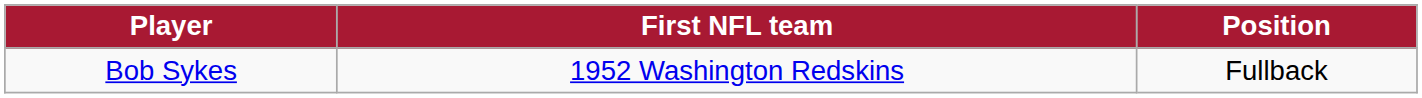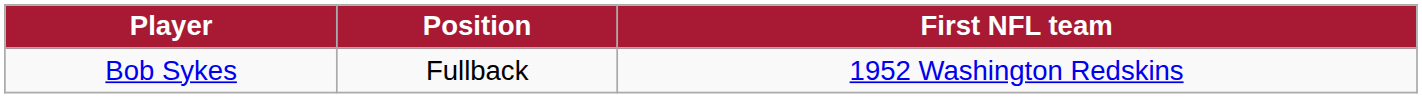columns swapped: (1276, 26) <-> (737, 26)
